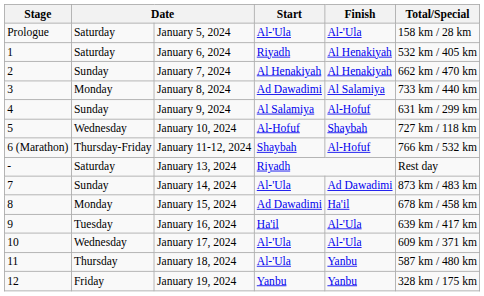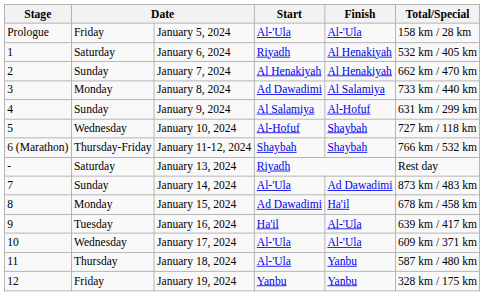(94, 32) Saturday -> (89, 32) Friday
(349, 147) Al-Hofuf -> (347, 147) Shaybah
